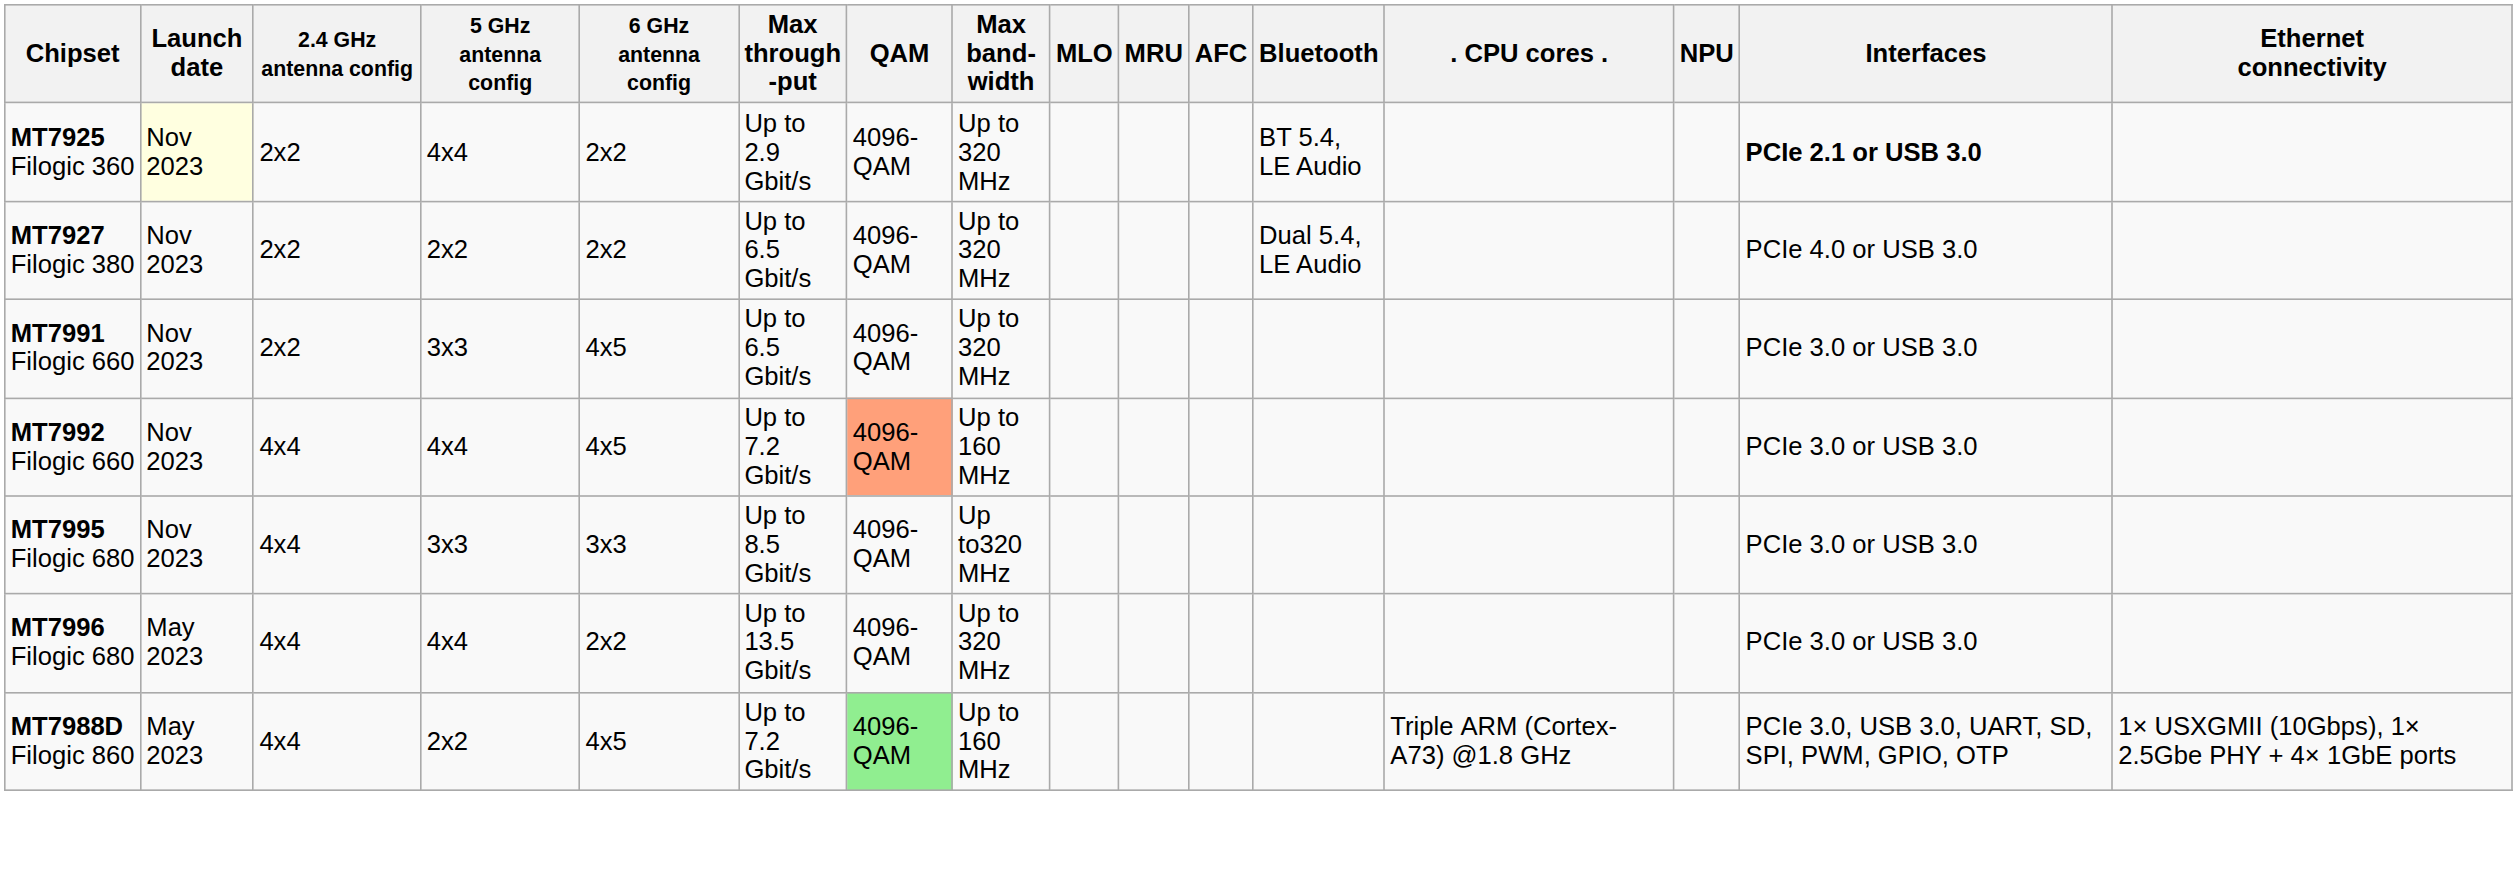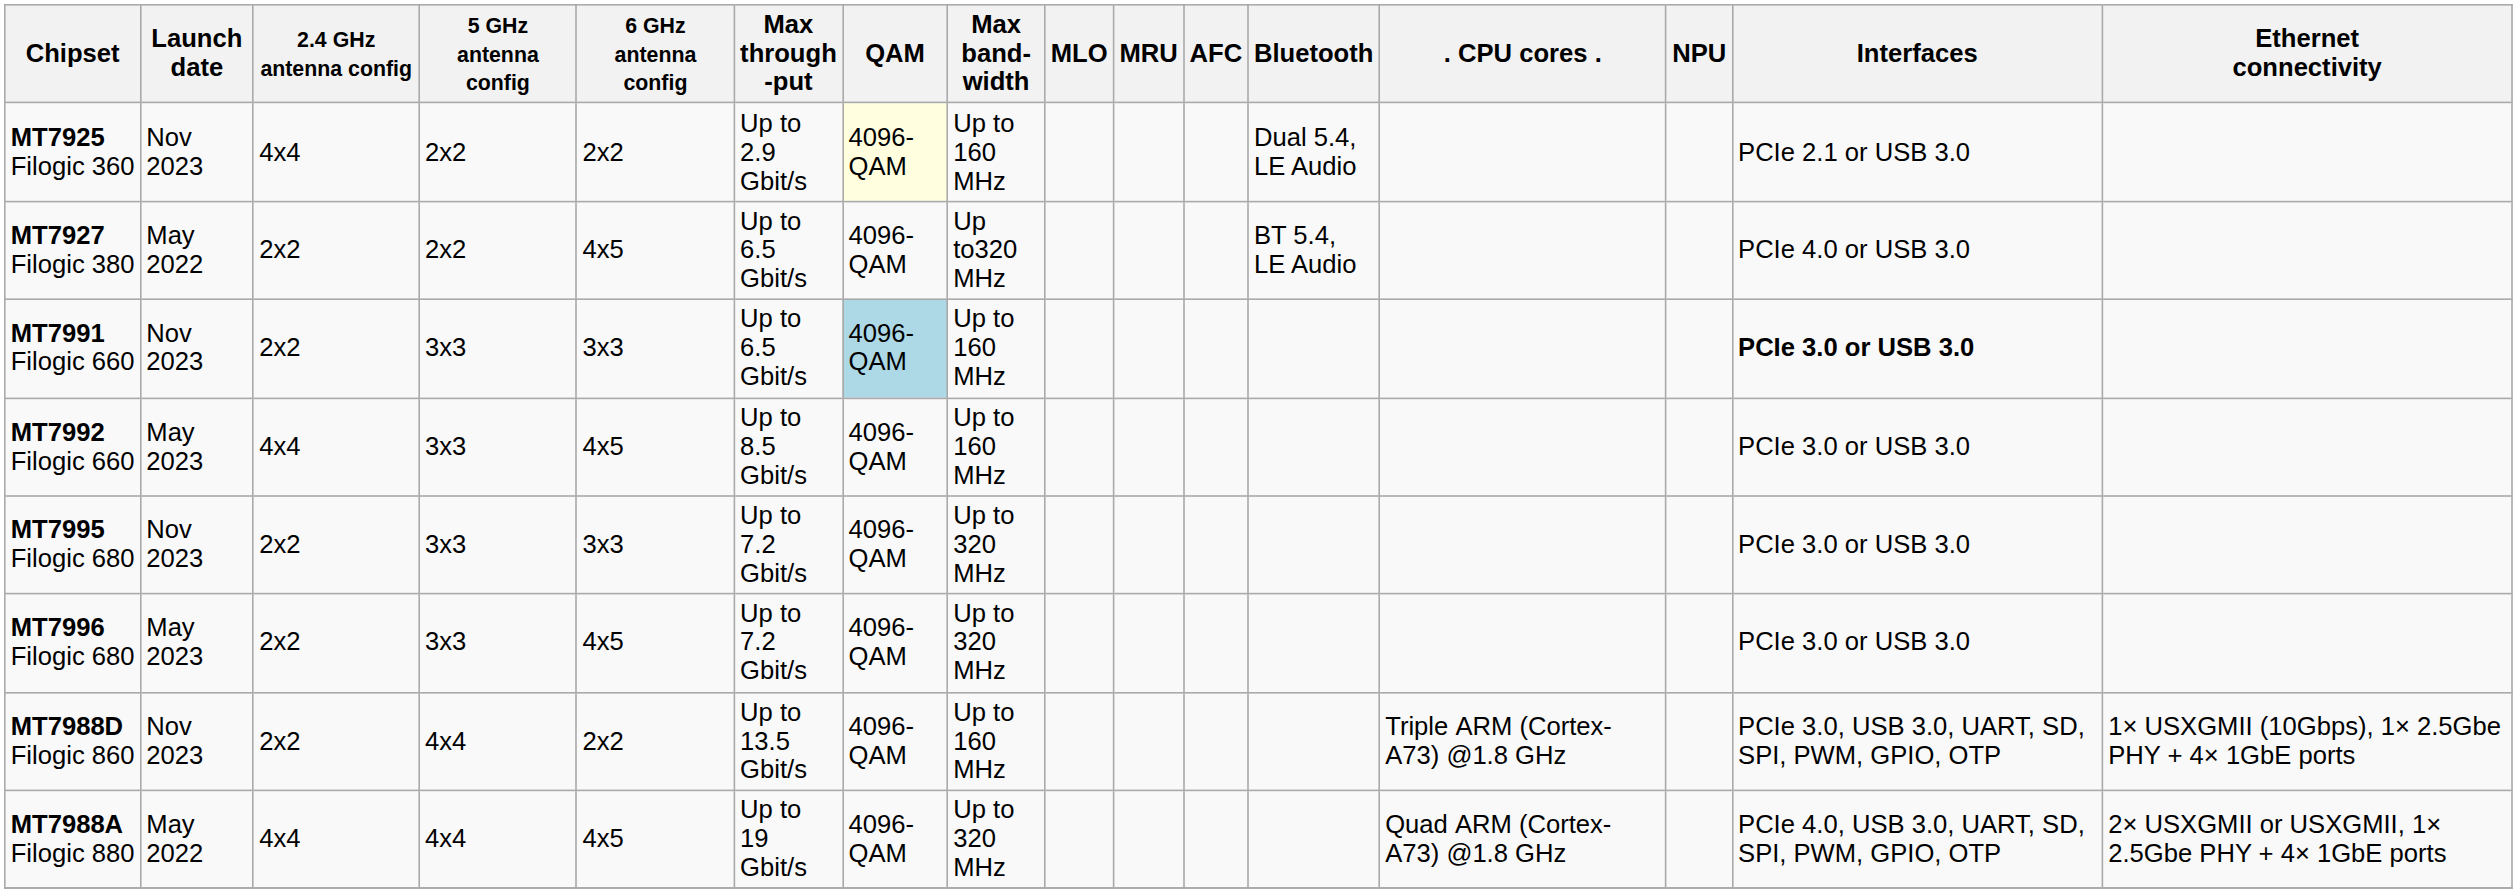(175, 151) lightyellow background -> (175, 151) no background
(280, 151) 2x2 -> (280, 151) 4x4
(447, 151) 4x4 -> (446, 151) 2x2
(886, 151) no background -> (881, 151) lightyellow background
(989, 151) Up to 320 MHz -> (984, 151) Up to 160 MHz
(1310, 151) BT 5.4, LE Audio -> (1305, 151) Dual 5.4, LE Audio
(1864, 151) bold -> (1854, 151) normal
(175, 250) Nov 2023 -> (175, 250) May 2022
(606, 250) 2x2 -> (603, 250) 4x5
(989, 250) Up to 320 MHz -> (985, 250) Up to320 MHz
(1310, 250) Dual 5.4, LE Audio -> (1305, 250) BT 5.4, LE Audio
(606, 348) 4x5 -> (603, 348) 3x3
(886, 348) no background -> (881, 348) lightblue background
(989, 348) Up to 320 MHz -> (984, 348) Up to 160 MHz
(1862, 348) normal -> (1856, 348) bold
(175, 446) Nov 2023 -> (175, 446) May 2023
(447, 446) 4x4 -> (446, 446) 3x3
(778, 446) Up to 7.2 Gbit/s -> (774, 446) Up to 8.5 Gbit/s
(886, 446) lightsalmon background -> (881, 446) no background
(280, 544) 4x4 -> (280, 544) 2x2
(778, 544) Up to 8.5 Gbit/s -> (774, 544) Up to 7.2 Gbit/s
(990, 544) Up to320 MHz -> (984, 544) Up to 320 MHz
(280, 642) 4x4 -> (280, 642) 2x2
(447, 642) 4x4 -> (446, 642) 3x3
(606, 642) 2x2 -> (603, 642) 4x5
(778, 642) Up to 13.5 Gbit/s -> (774, 642) Up to 7.2 Gbit/s
(175, 740) May 2023 -> (175, 740) Nov 2023
(280, 741) 4x4 -> (280, 741) 2x2
(447, 741) 2x2 -> (446, 741) 4x4
(606, 741) 4x5 -> (603, 741) 2x2
(778, 741) Up to 7.2 Gbit/s -> (774, 741) Up to 13.5 Gbit/s
(886, 740) lightgreen background -> (881, 740) no background
+ row: (73, 839)
